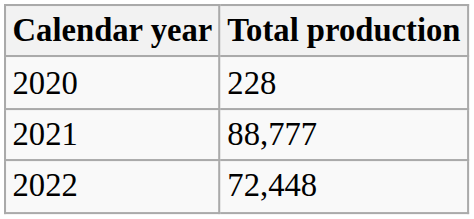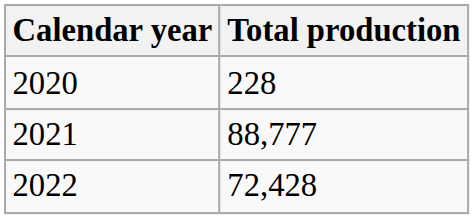(272, 185) 72,448 -> (272, 185) 72,428
